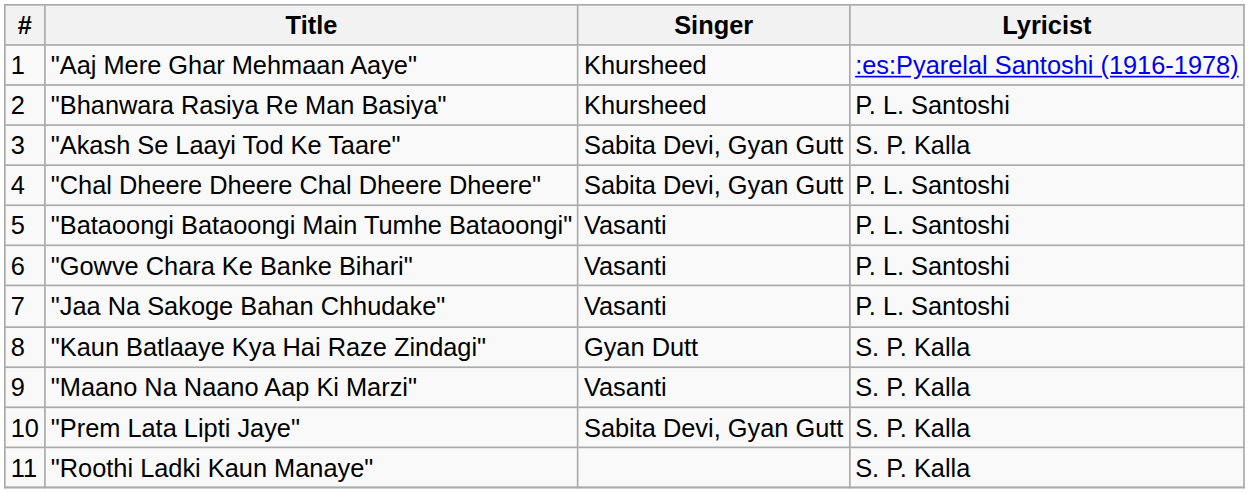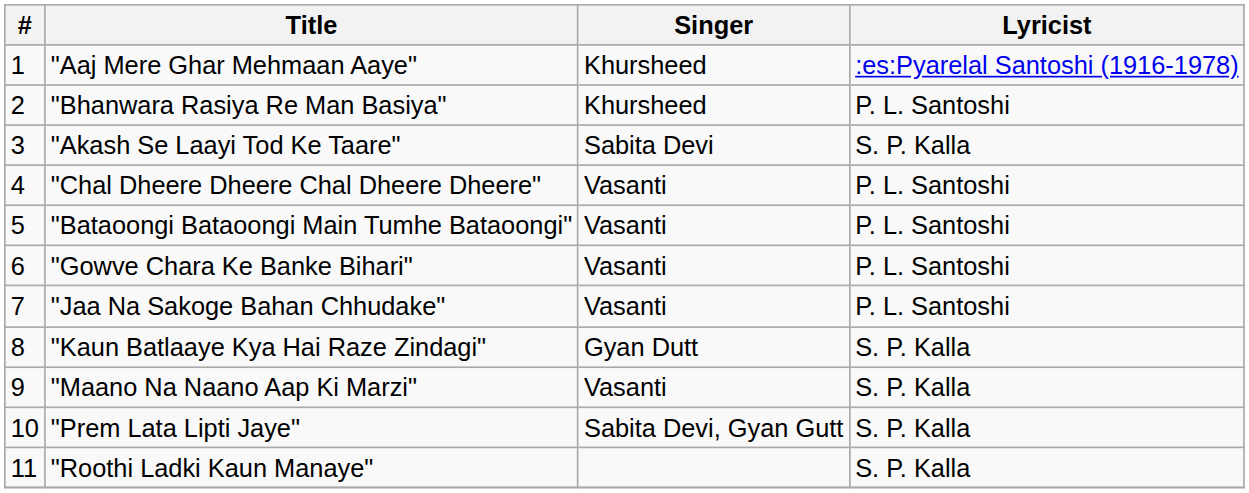(714, 146) Sabita Devi, Gyan Gutt -> (649, 146) Sabita Devi
(714, 186) Sabita Devi, Gyan Gutt -> (625, 186) Vasanti
